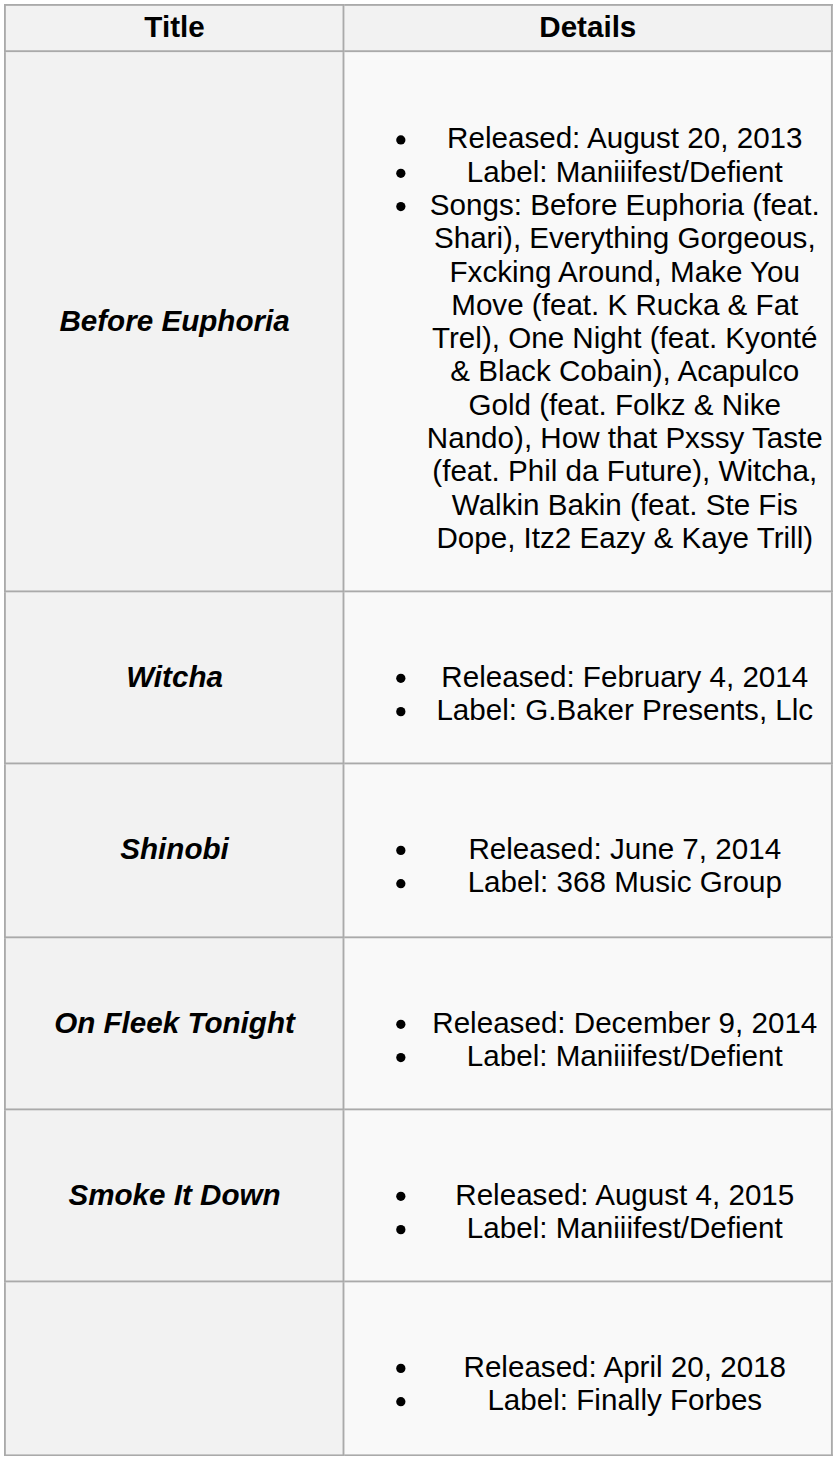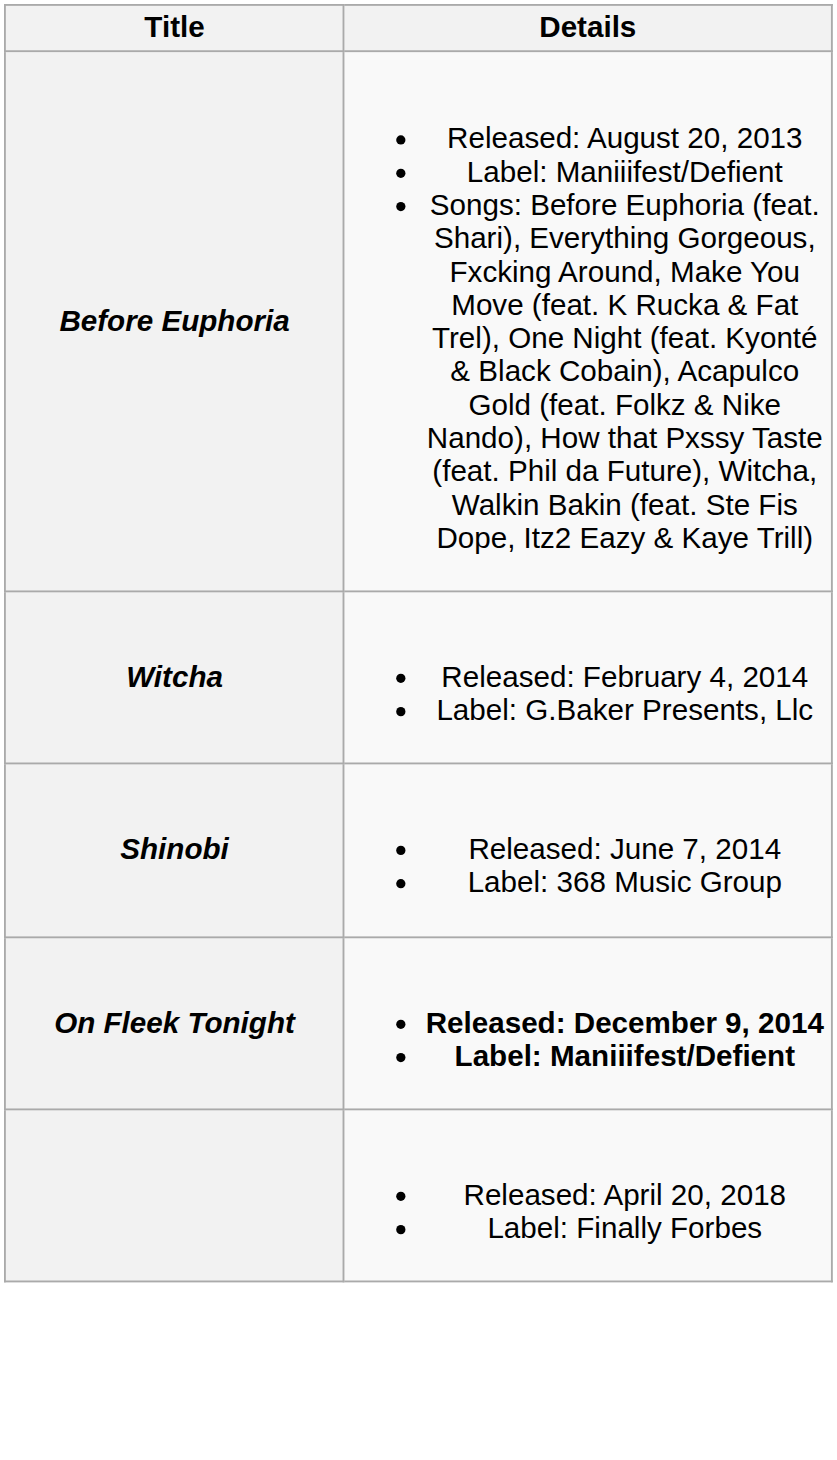(588, 1039) normal -> (588, 1039) bold
- row: (175, 1195)
